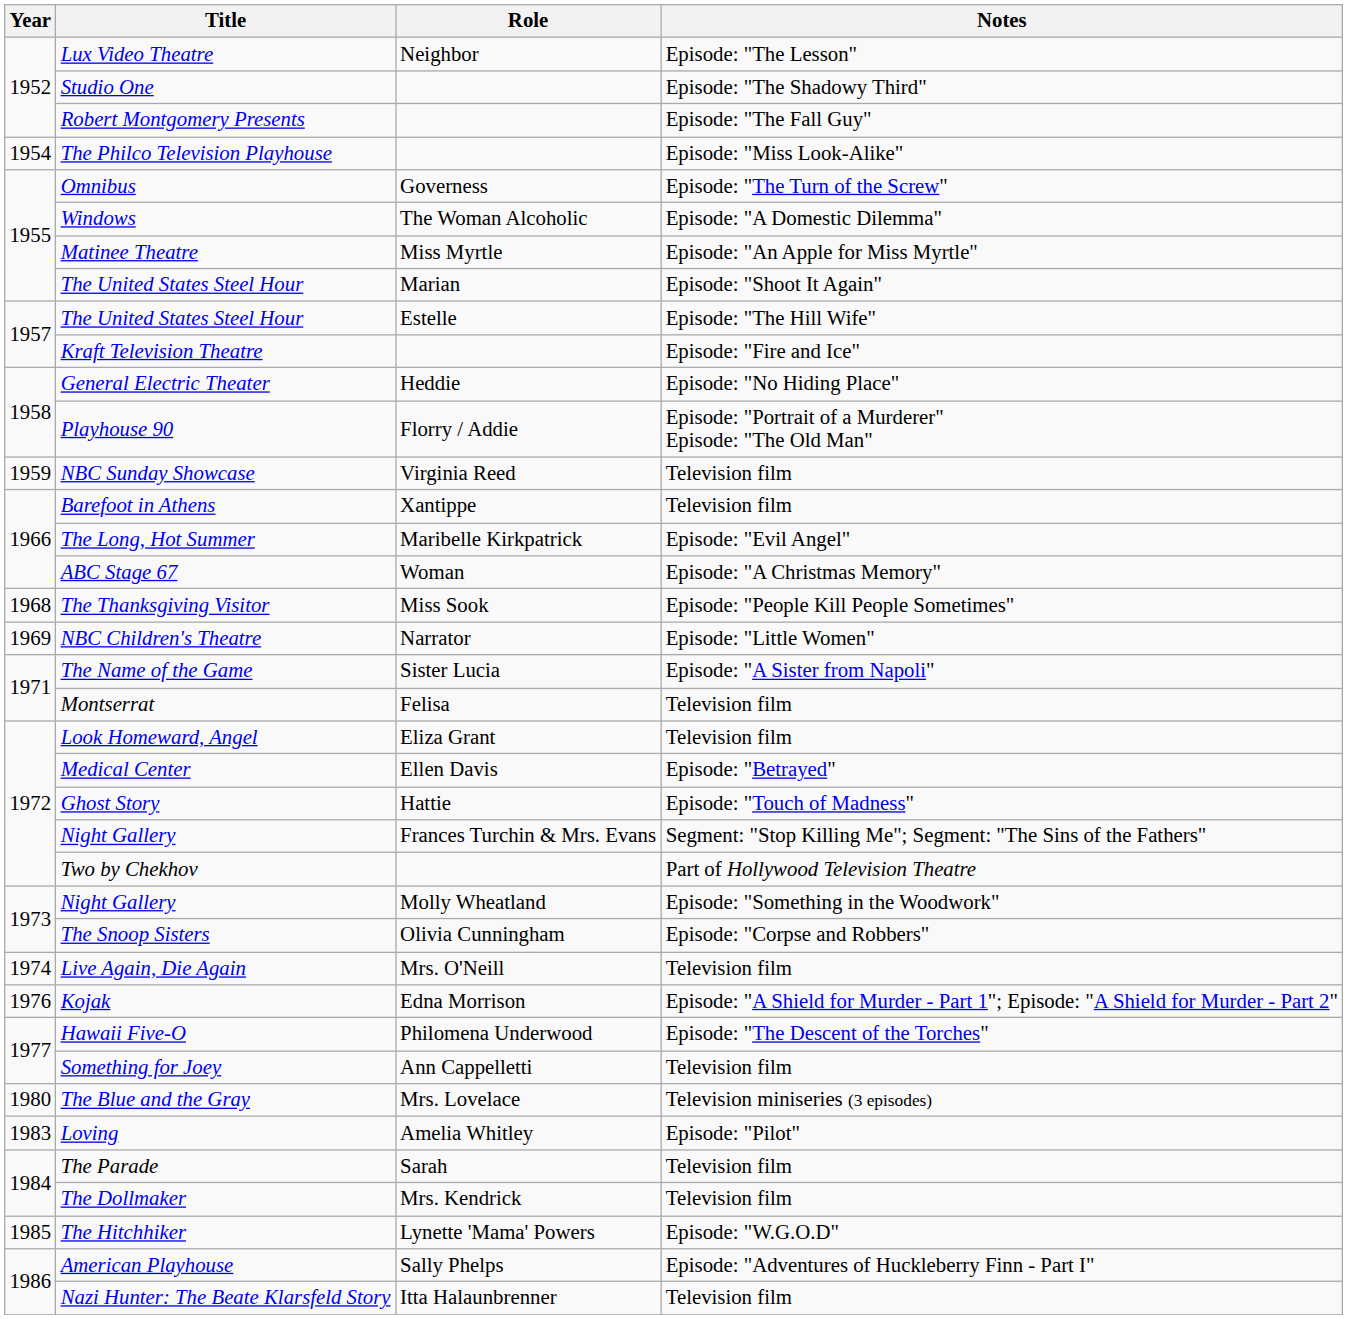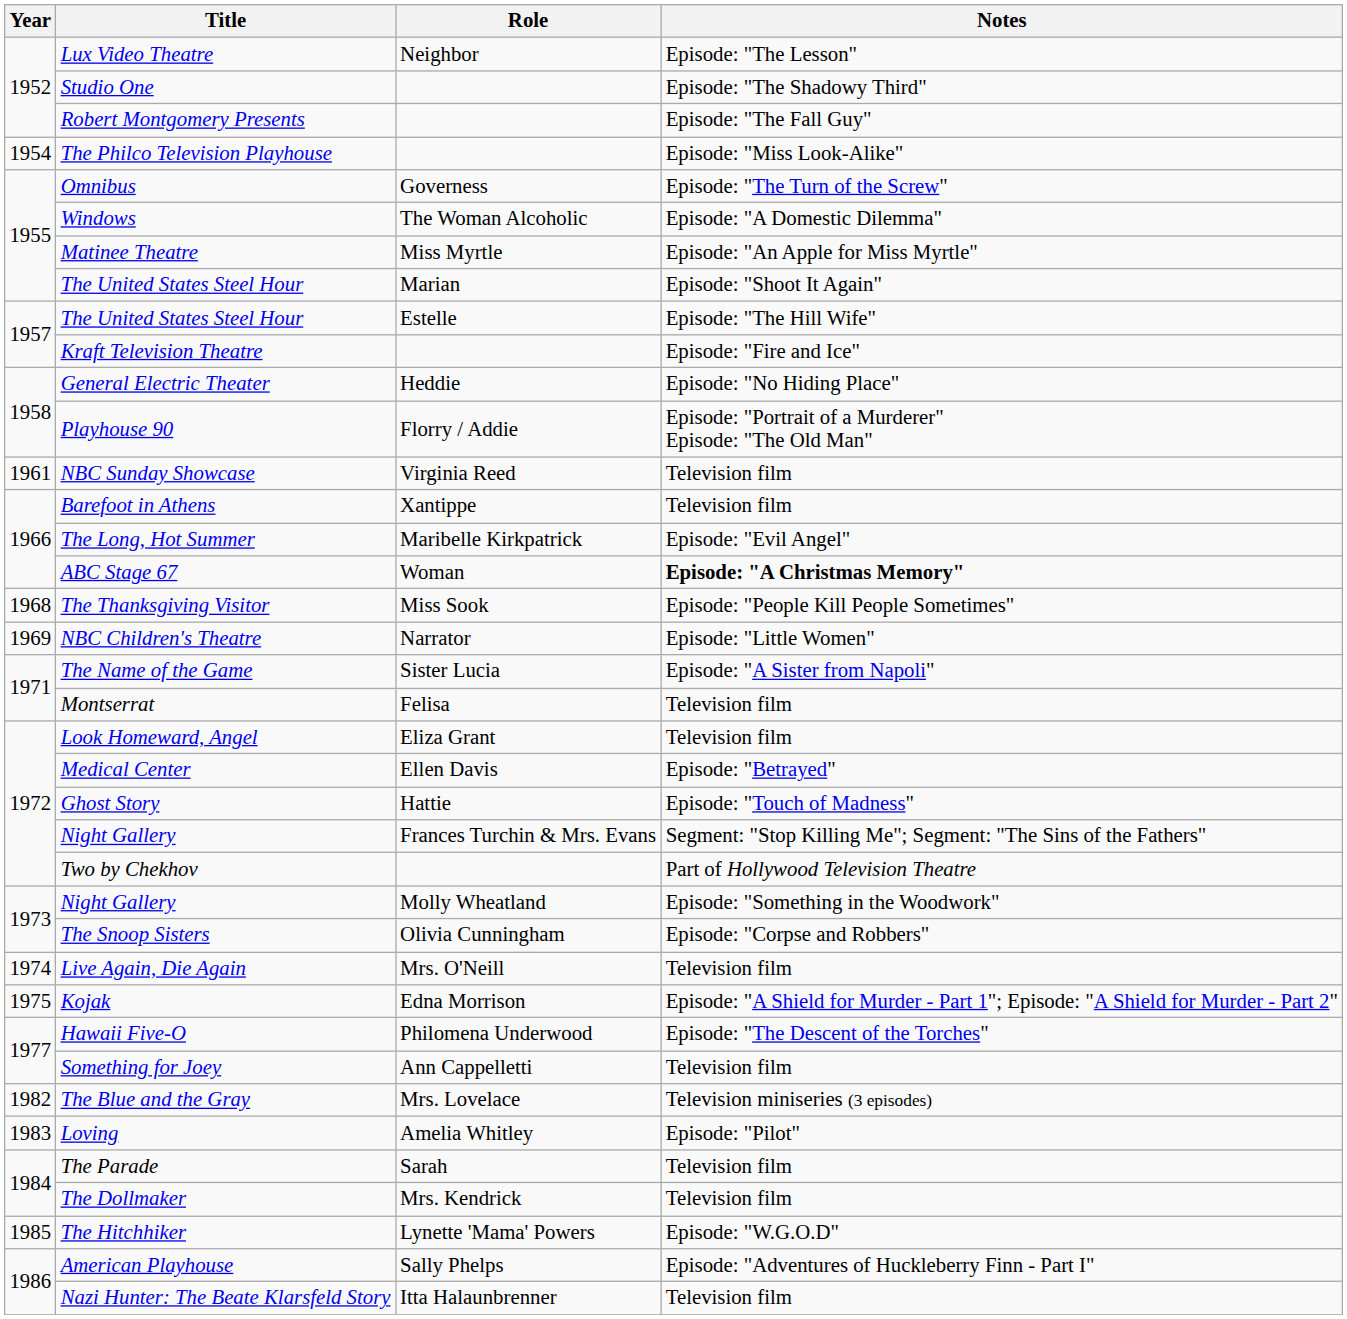(30, 473) 1959 -> (30, 473) 1961
(803, 572) normal -> (815, 572) bold
(30, 1001) 1976 -> (30, 1001) 1975
(30, 1099) 1980 -> (30, 1099) 1982
